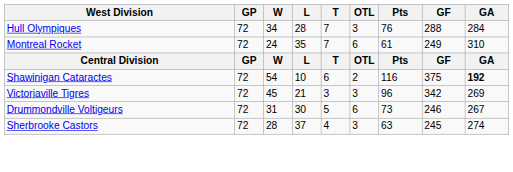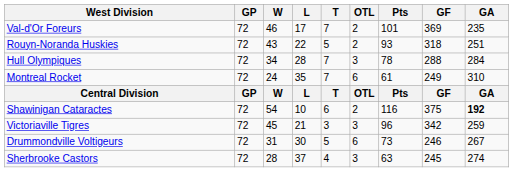+ row: (44, 28)
+ row: (62, 45)
(387, 28) 76 -> (387, 61) 78
(476, 93) 269 -> (476, 126) 259
